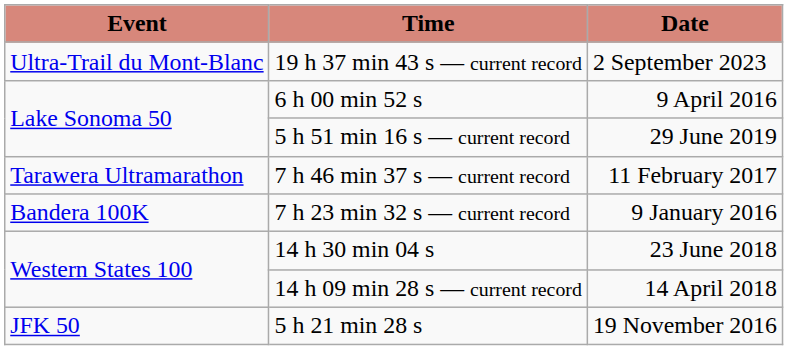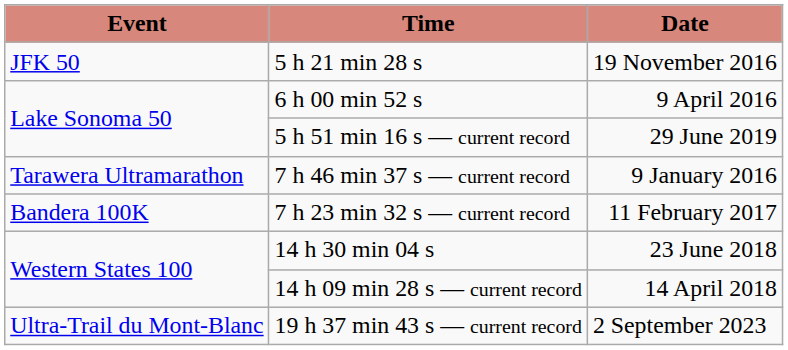rows swapped: (348, 325) <-> (428, 61)
(693, 174) 11 February 2017 -> (704, 174) 9 January 2016
(704, 212) 9 January 2016 -> (693, 212) 11 February 2017
